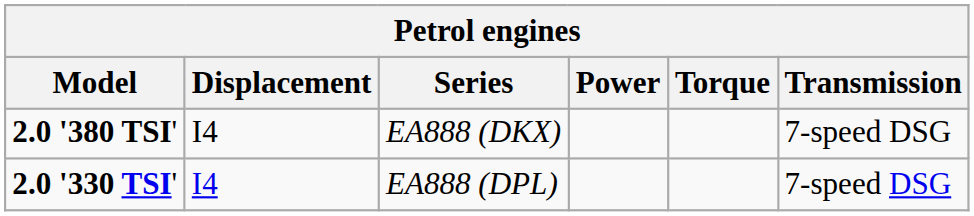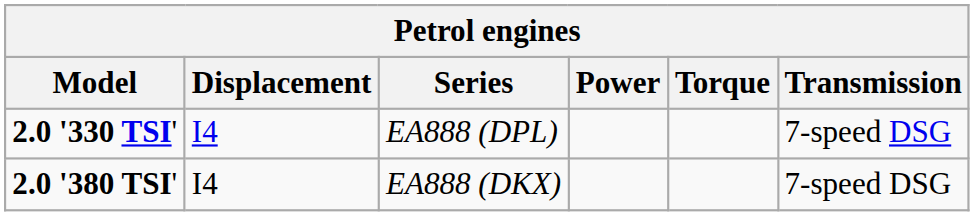rows swapped: (95, 184) <-> (95, 133)
